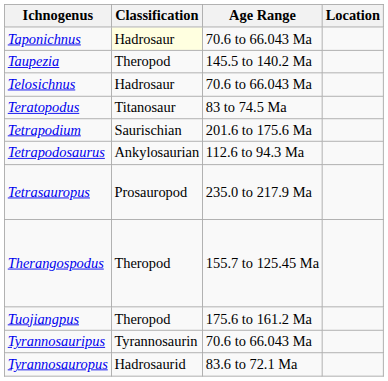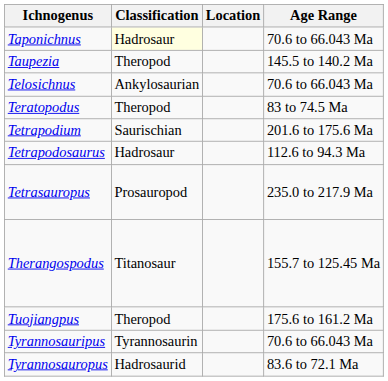columns swapped: (262, 15) <-> (353, 15)
(144, 84) Hadrosaur -> (157, 84) Ankylosaurian
(145, 107) Titanosaur -> (142, 107) Theropod
(157, 152) Ankylosaurian -> (144, 152) Hadrosaur
(142, 263) Theropod -> (145, 263) Titanosaur
